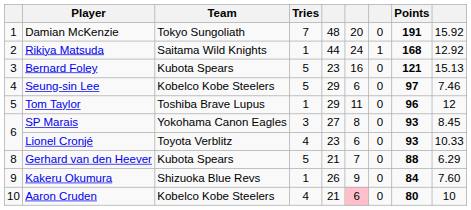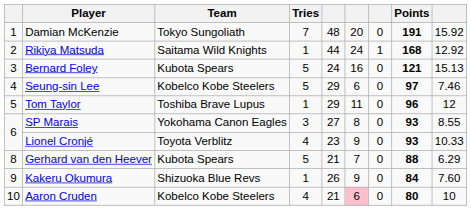(333, 68) 23 -> (333, 68) 24
(449, 123) 8.45 -> (449, 123) 8.55
(357, 141) 6 -> (357, 141) 9
